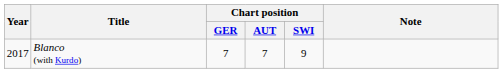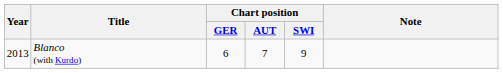(18, 53) 2017 -> (18, 53) 2013
(226, 53) 7 -> (226, 53) 6
